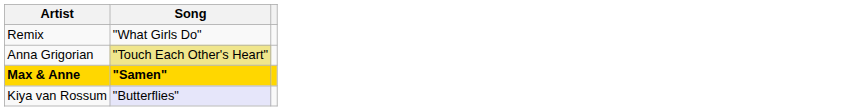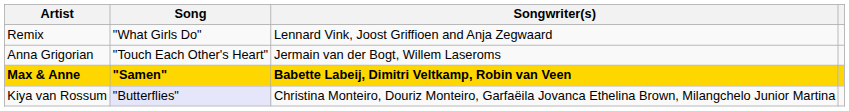+ column: (555, 14)
(190, 55) khaki background -> (190, 55) no background
